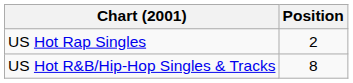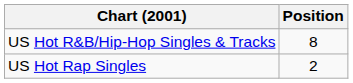rows swapped: (142, 66) <-> (77, 41)
